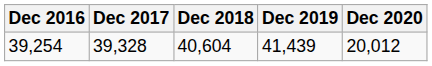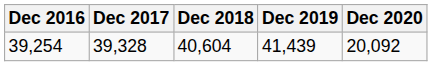(373, 46) 20,012 -> (373, 46) 20,092
